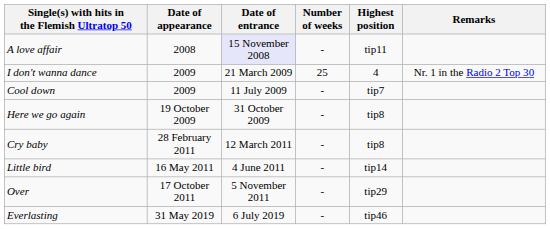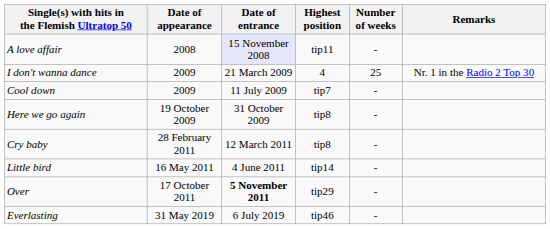columns swapped: (376, 19) <-> (322, 19)
(259, 191) normal -> (259, 191) bold
